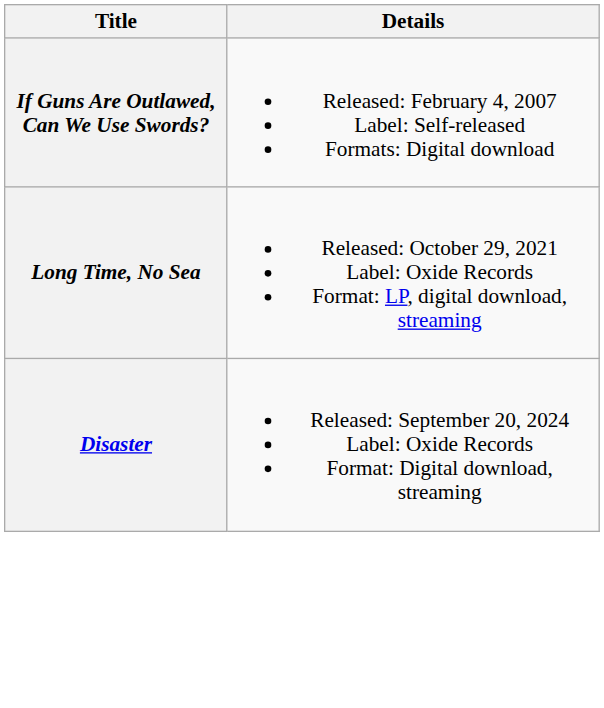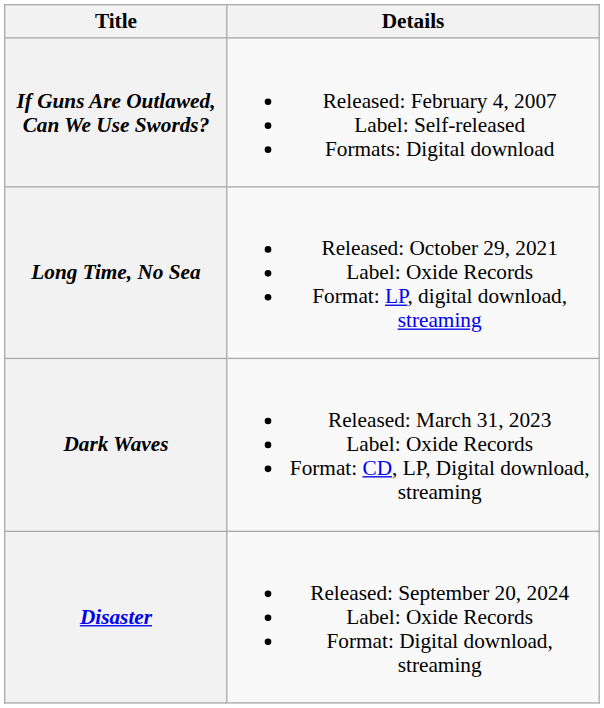+ row: (116, 444)
